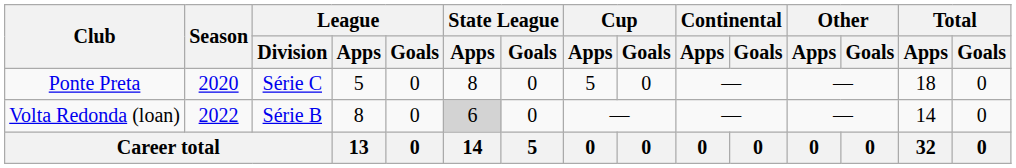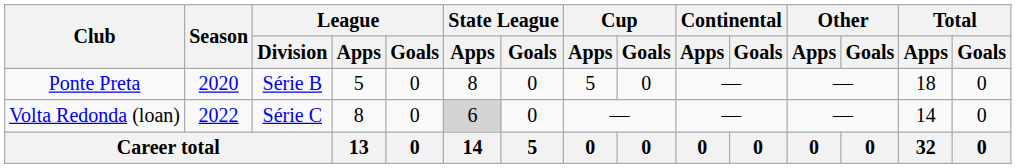(292, 83) Série C -> (292, 83) Série B
(292, 115) Série B -> (292, 115) Série C
